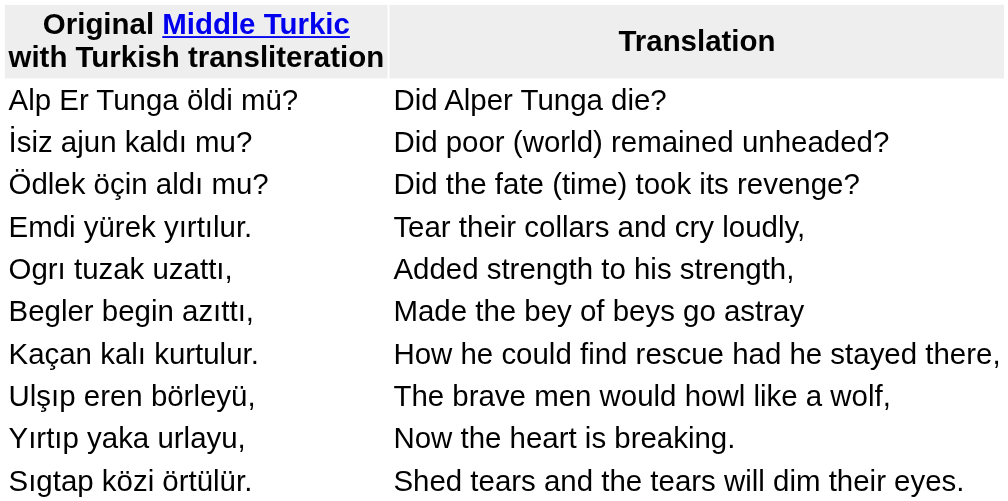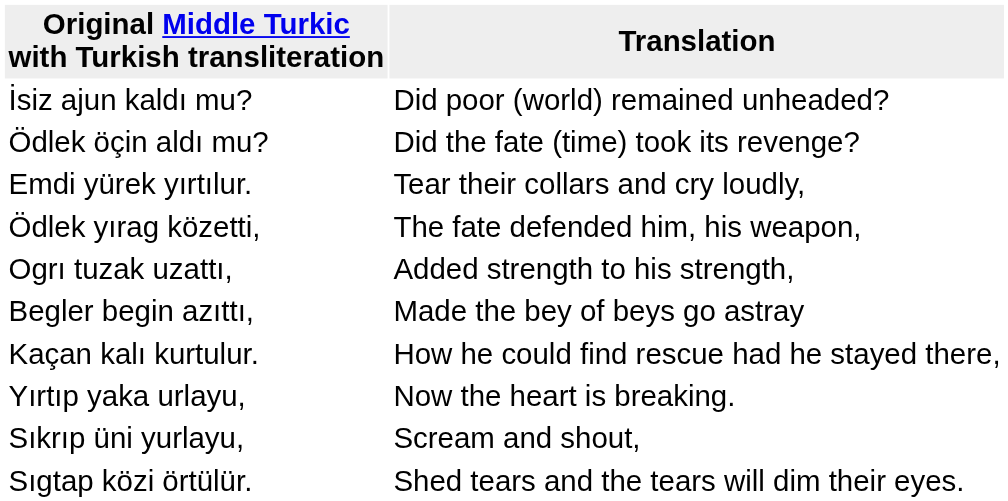- row: (153, 100)
+ row: (135, 227)
- row: (132, 396)
+ row: (126, 438)
